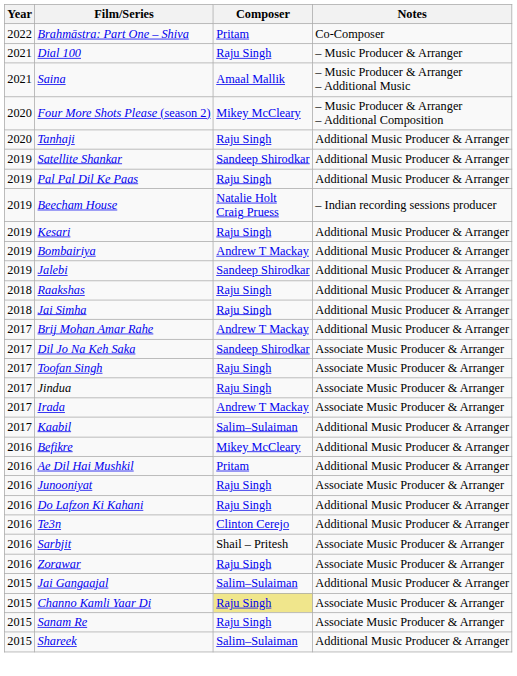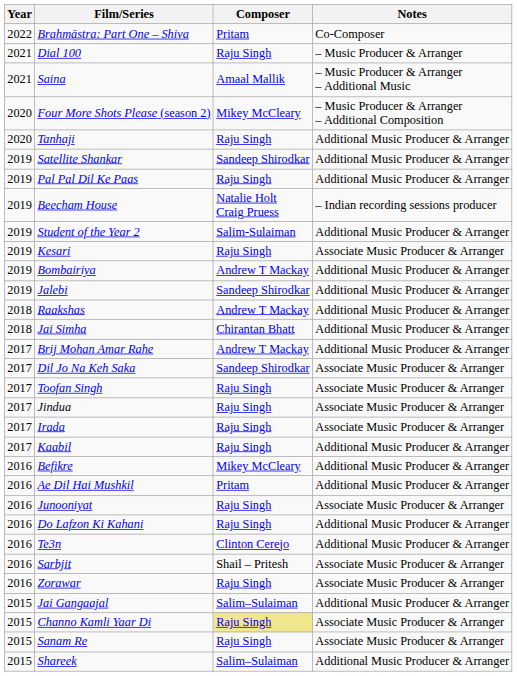+ row: (89, 231)
(412, 231) Additional Music Producer & Arranger -> (410, 251) Associate Music Producer & Arranger
(244, 290) Raju Singh -> (263, 309) Andrew T Mackay
(244, 309) Raju Singh -> (255, 329) Chirantan Bhatt
(263, 407) Andrew T Mackay -> (244, 427) Raju Singh
(257, 427) Salim–Sulaiman -> (244, 446) Raju Singh
